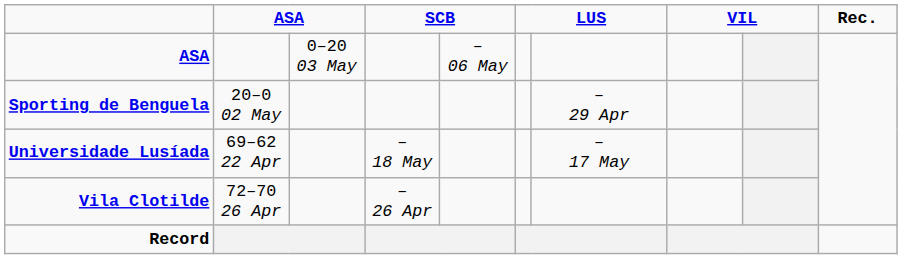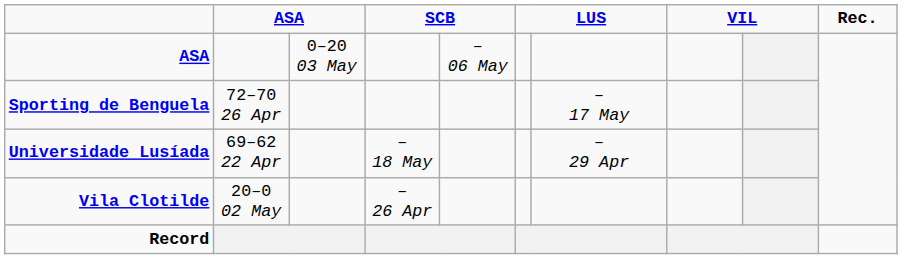(251, 105) 20–0 02 May -> (251, 105) 72–70 26 Apr
(599, 105) – 29 Apr -> (599, 105) – 17 May
(599, 153) – 17 May -> (599, 153) – 29 Apr
(251, 201) 72–70 26 Apr -> (251, 201) 20–0 02 May
